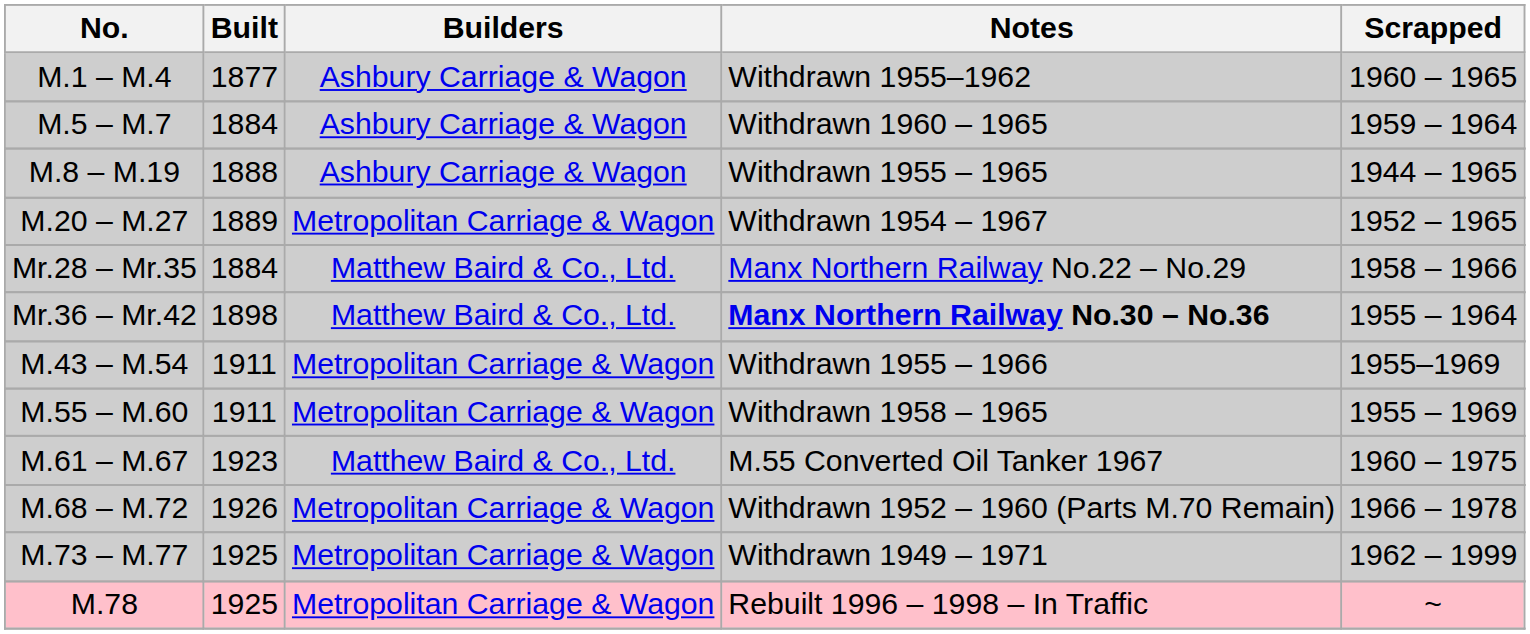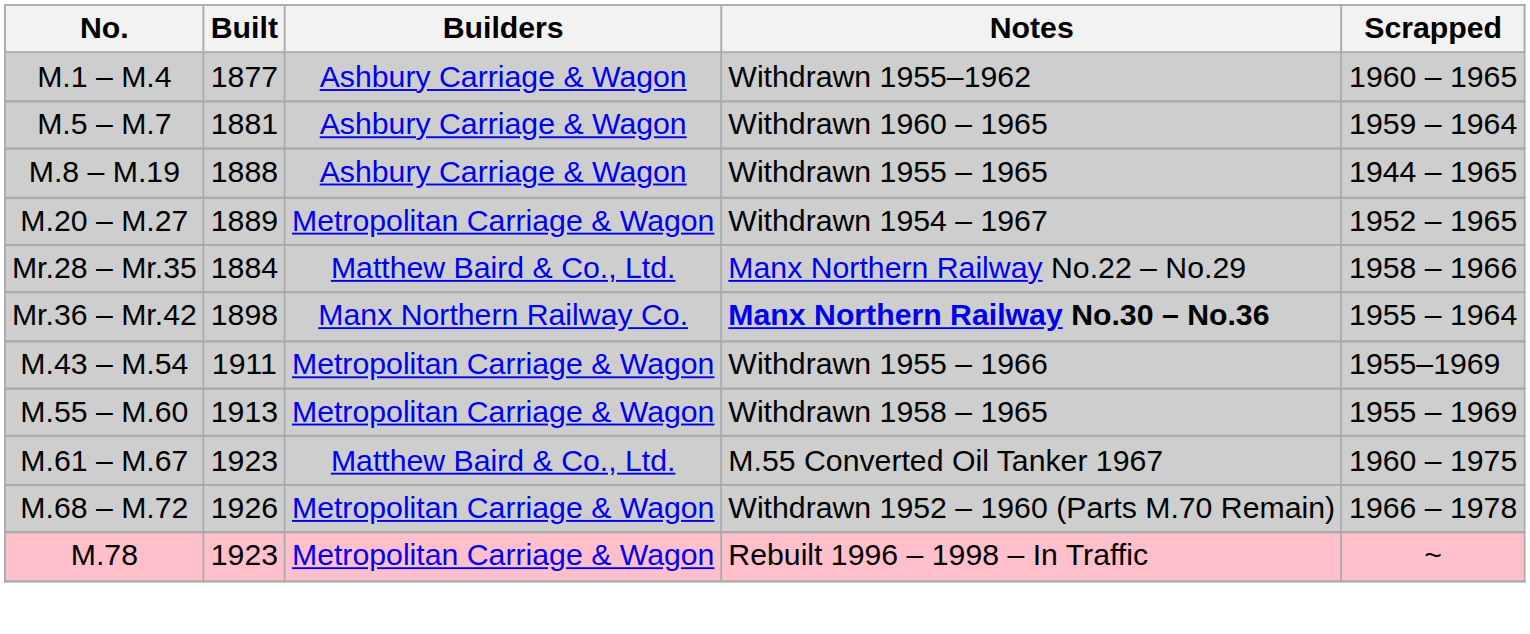(244, 124) 1884 -> (244, 124) 1881
(503, 316) Matthew Baird & Co., Ltd. -> (503, 316) Manx Northern Railway Co.
(244, 412) 1911 -> (244, 412) 1913
- row: (104, 556)
(244, 603) 1925 -> (244, 556) 1923
